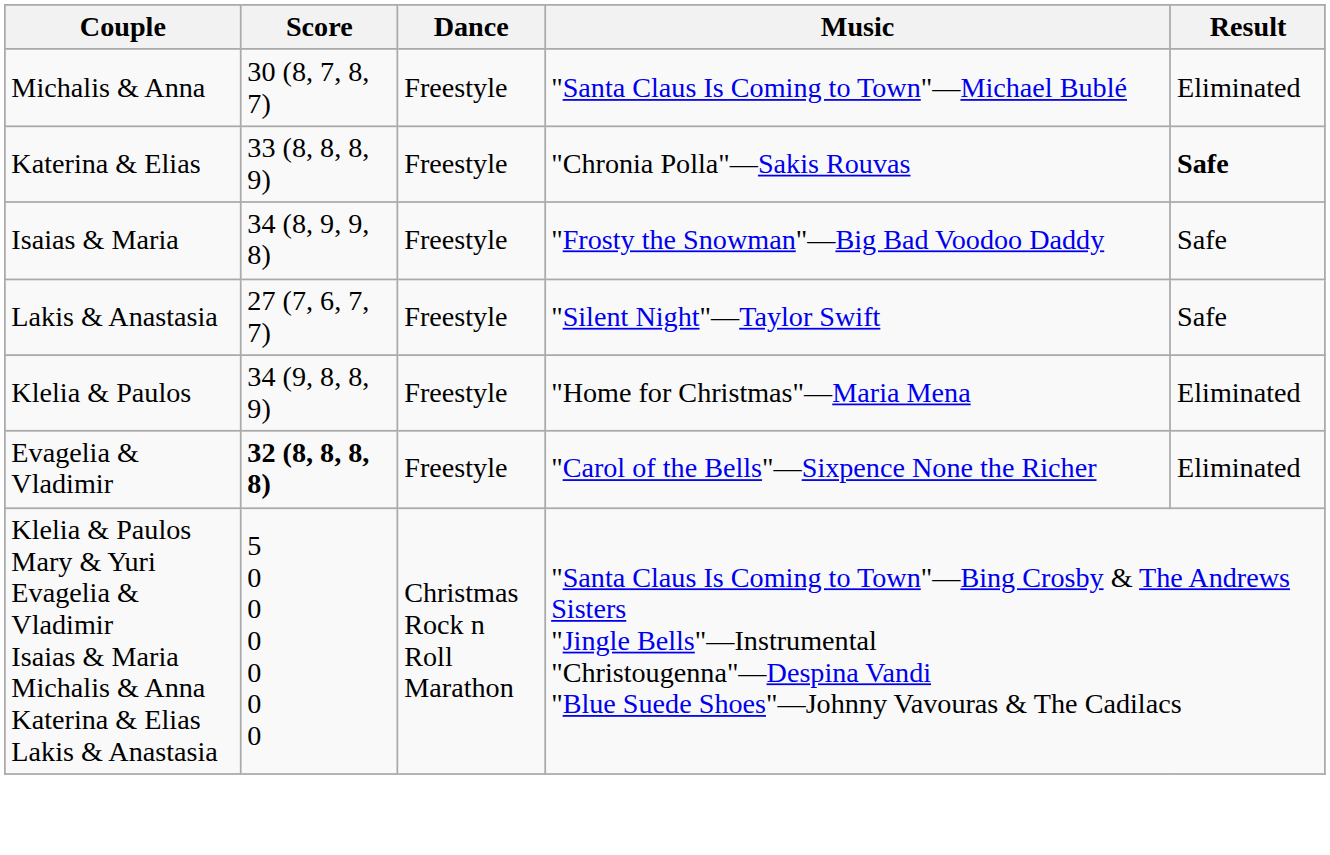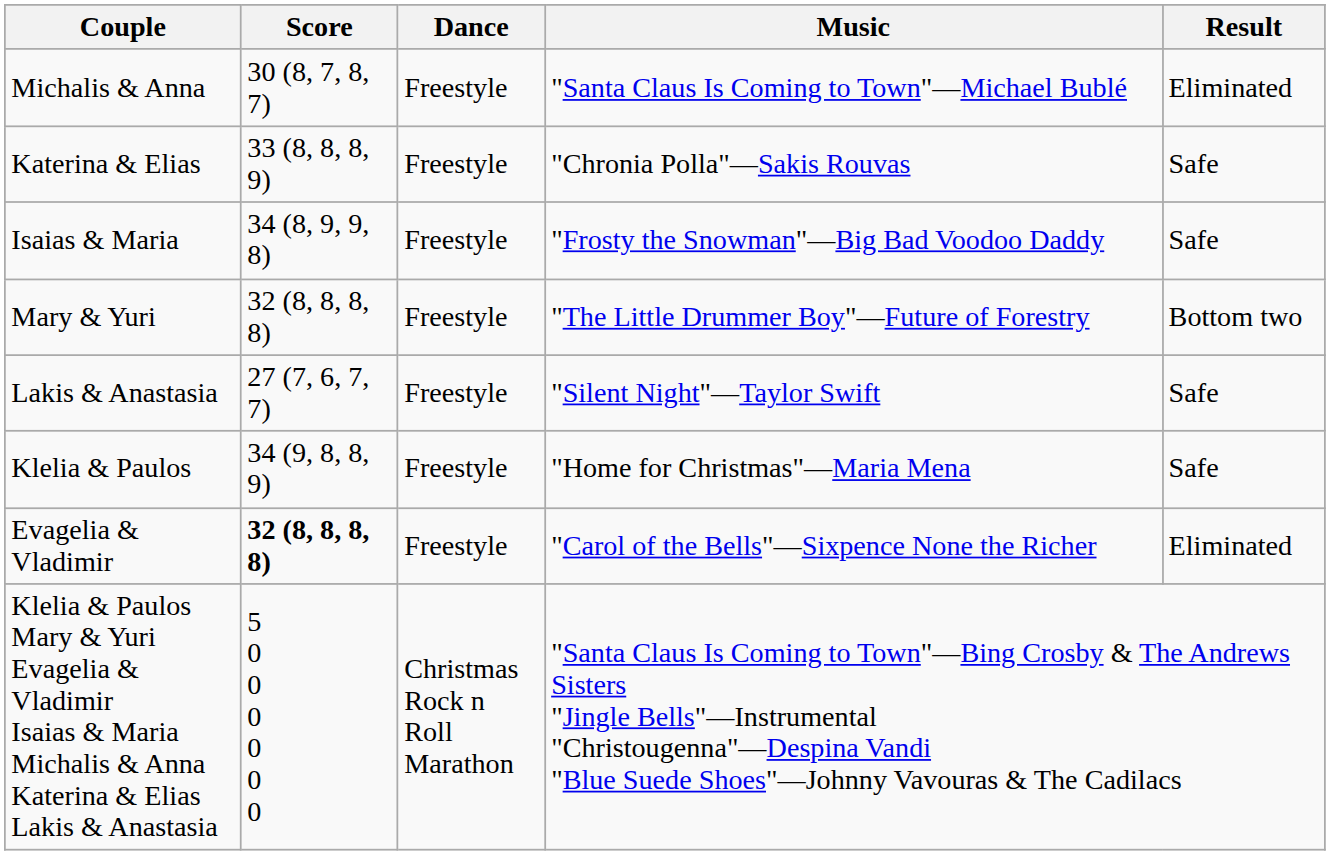(1203, 163) bold -> (1194, 163) normal
+ row: (84, 316)
(1239, 392) Eliminated -> (1194, 469) Safe
